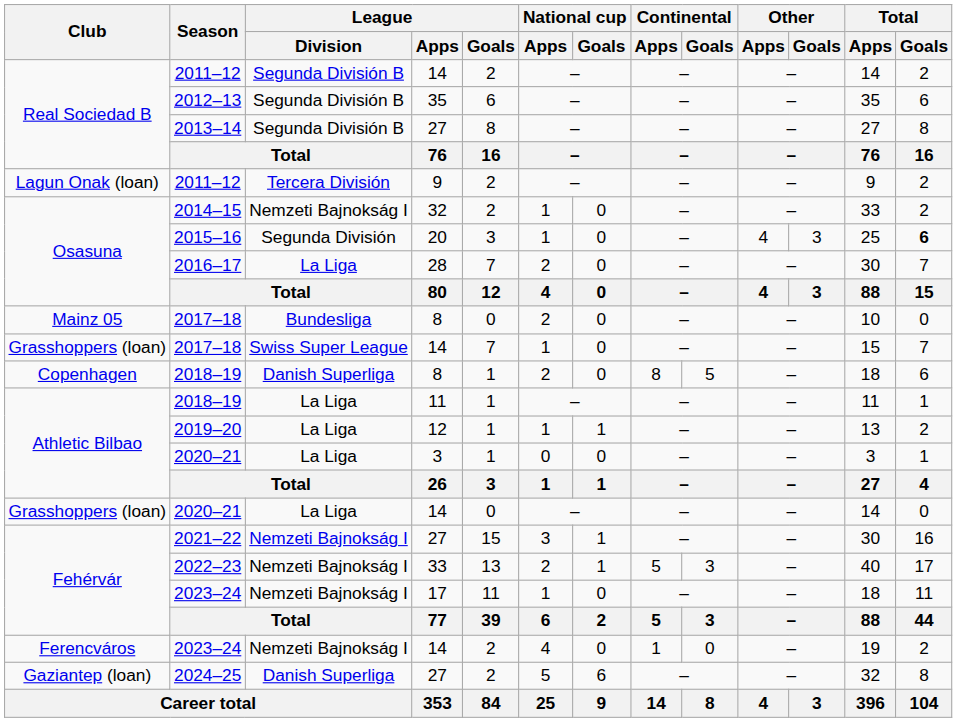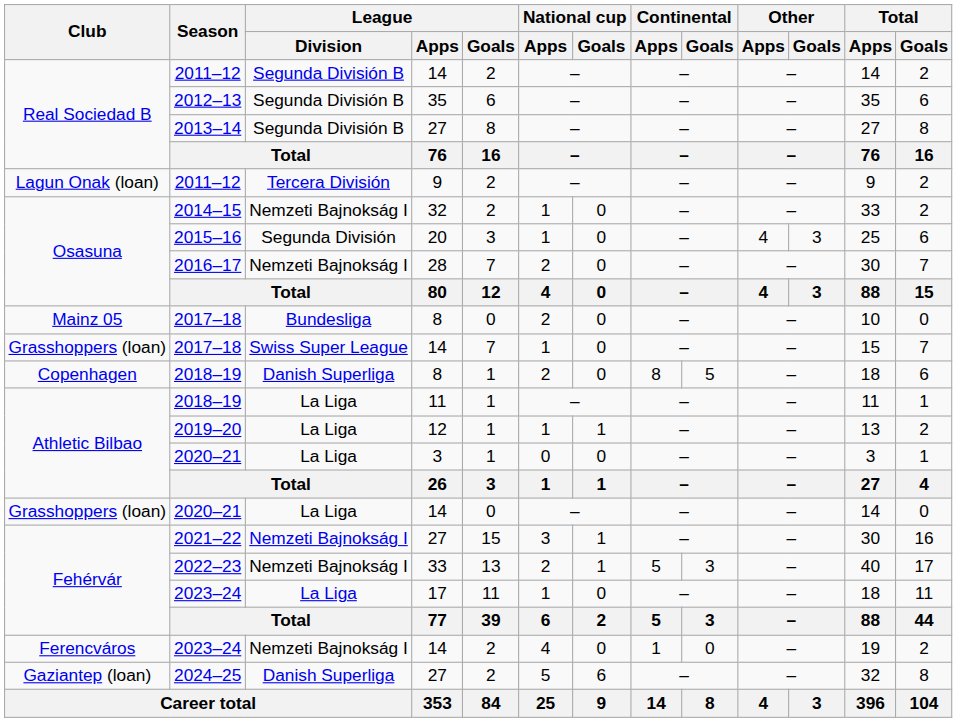(924, 237) bold -> (924, 237) normal
(329, 264) La Liga -> (329, 264) Nemzeti Bajnokság I
(329, 593) Nemzeti Bajnokság I -> (329, 593) La Liga
